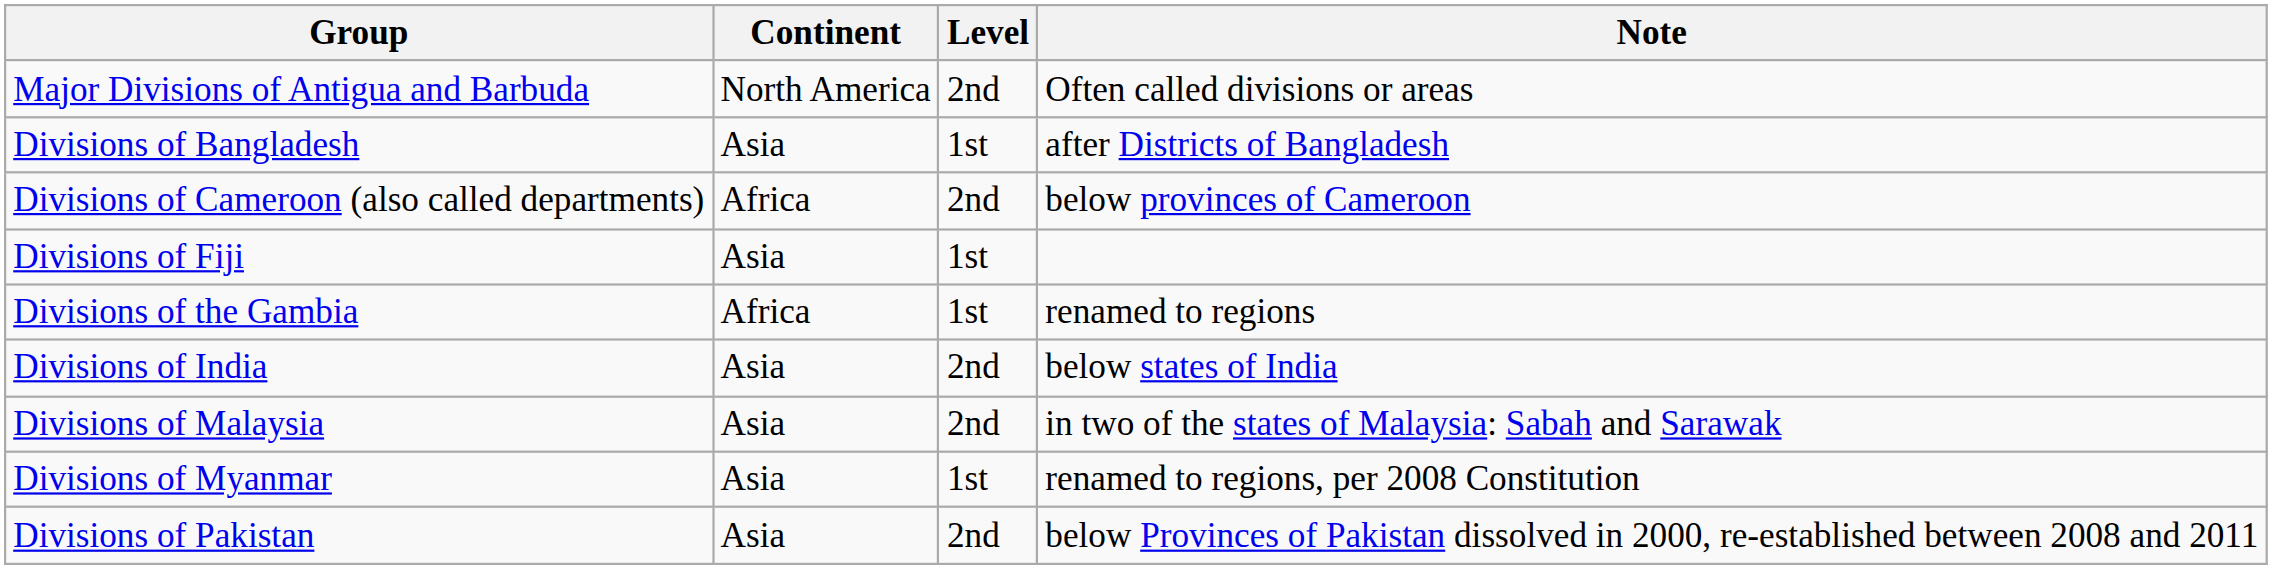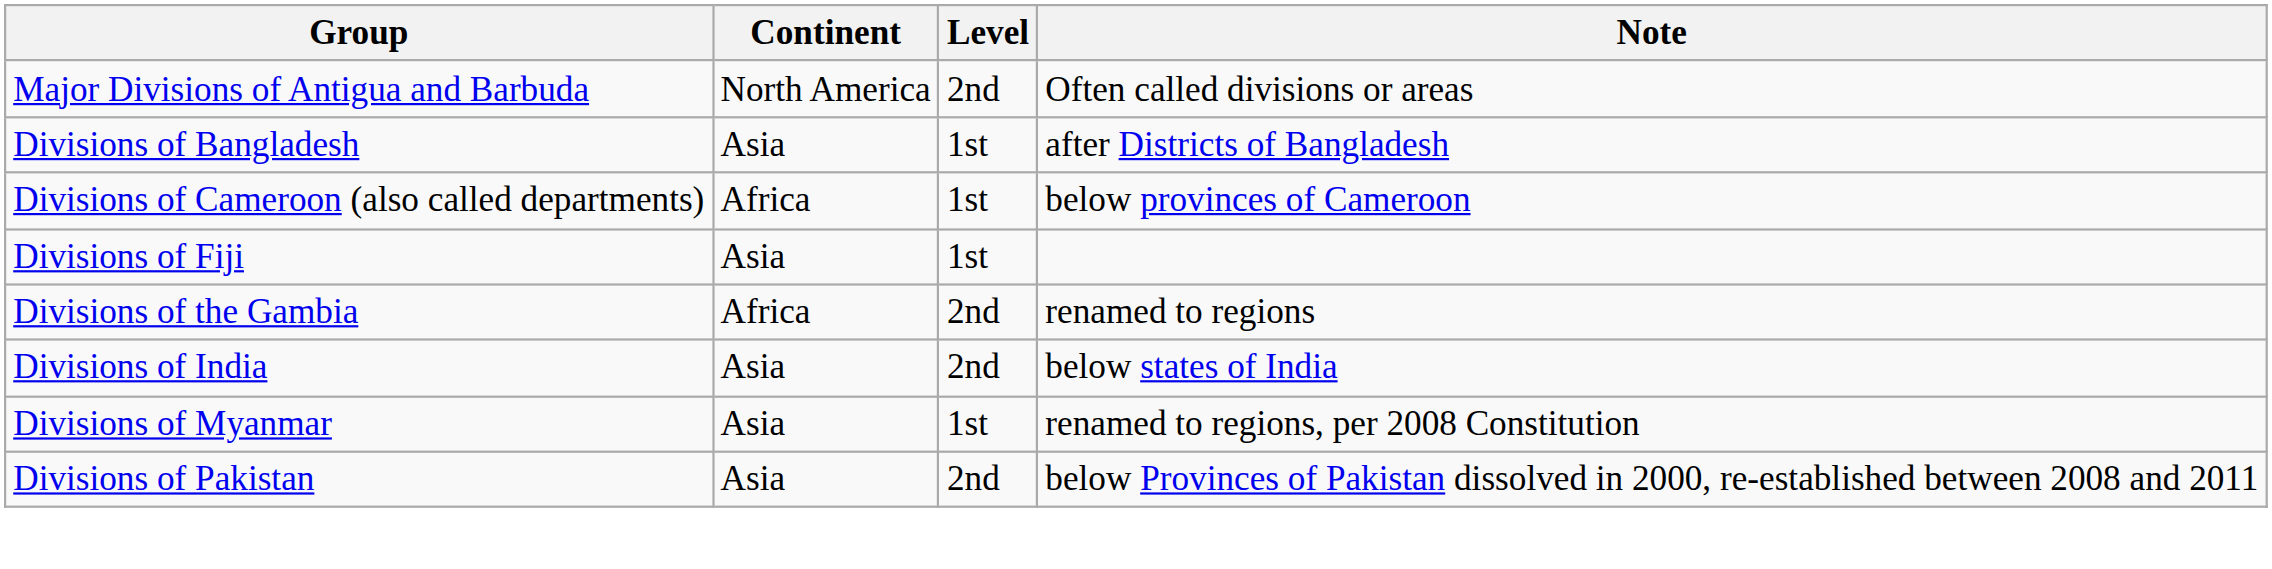(973, 199) 2nd -> (968, 199) 1st
(968, 311) 1st -> (973, 311) 2nd
- row: (169, 423)
